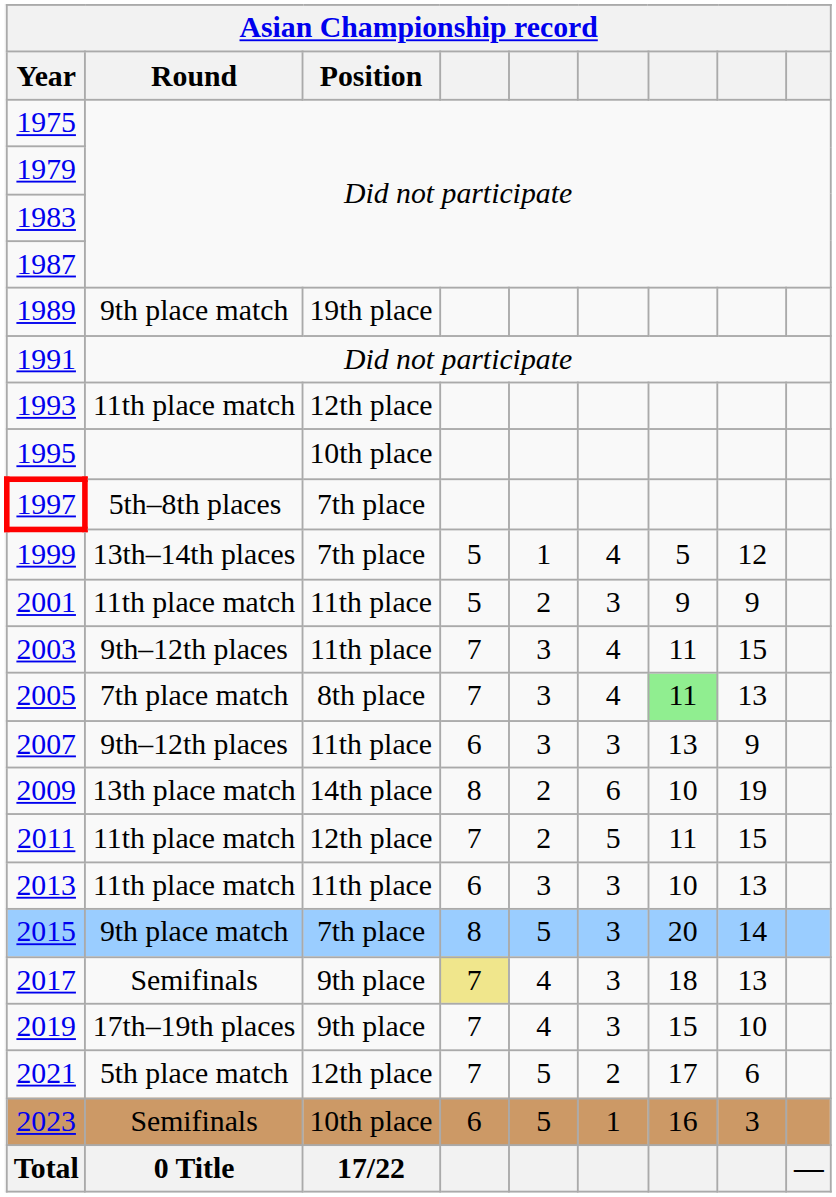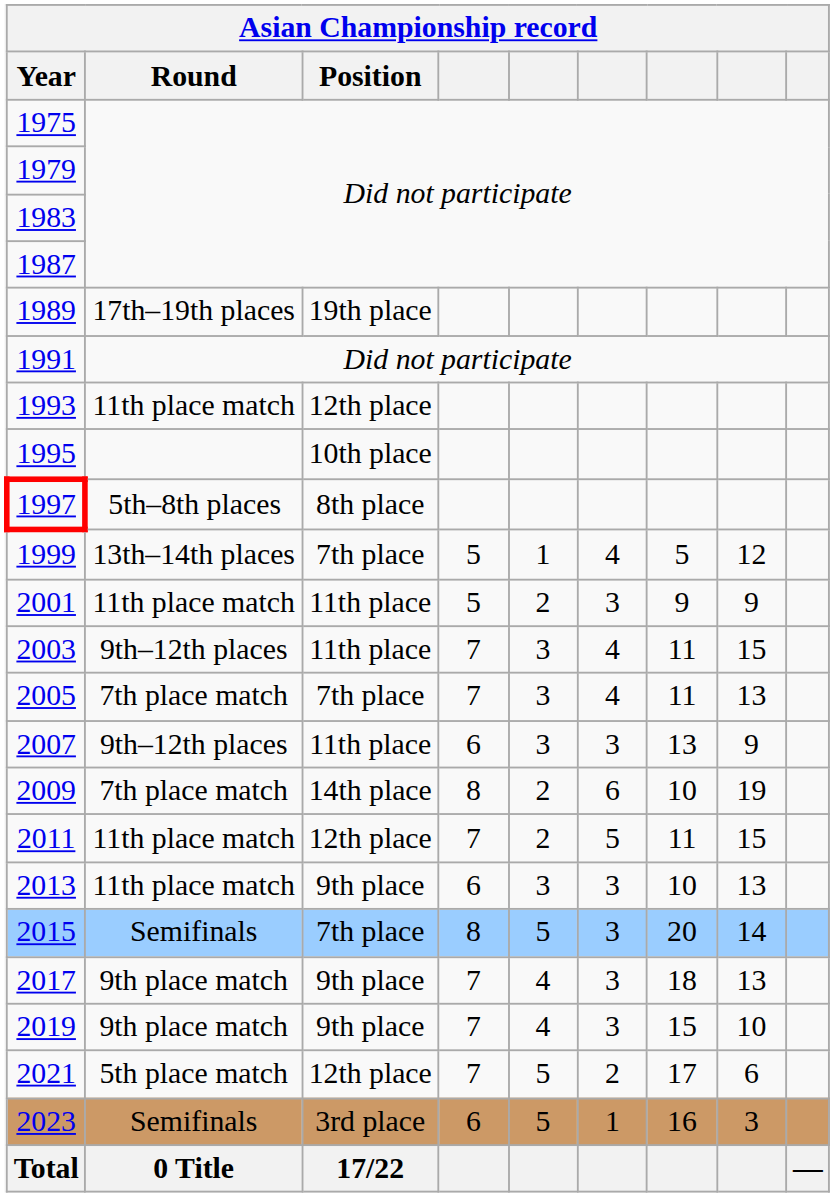(194, 311) 9th place match -> (194, 311) 17th–19th places
(371, 503) 7th place -> (370, 503) 8th place
(371, 696) 8th place -> (370, 696) 7th place
(683, 696) lightgreen background -> (682, 696) no background
(194, 790) 13th place match -> (194, 790) 7th place match
(371, 885) 11th place -> (370, 885) 9th place
(194, 932) 9th place match -> (194, 932) Semifinals
(194, 979) Semifinals -> (194, 979) 9th place match
(474, 979) khaki background -> (473, 979) no background
(194, 1026) 17th–19th places -> (194, 1026) 9th place match
(371, 1121) 10th place -> (370, 1121) 3rd place
